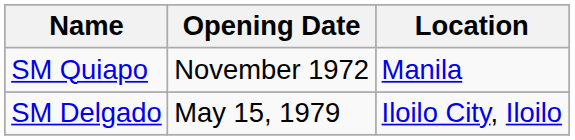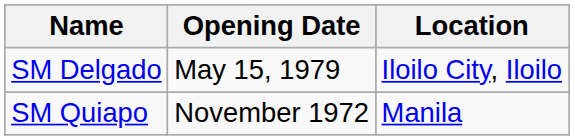rows swapped: (80, 69) <-> (86, 112)
